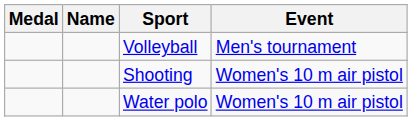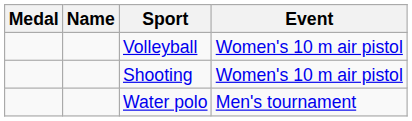(286, 47) Men's tournament -> (309, 47) Women's 10 m air pistol
(309, 102) Women's 10 m air pistol -> (286, 102) Men's tournament
